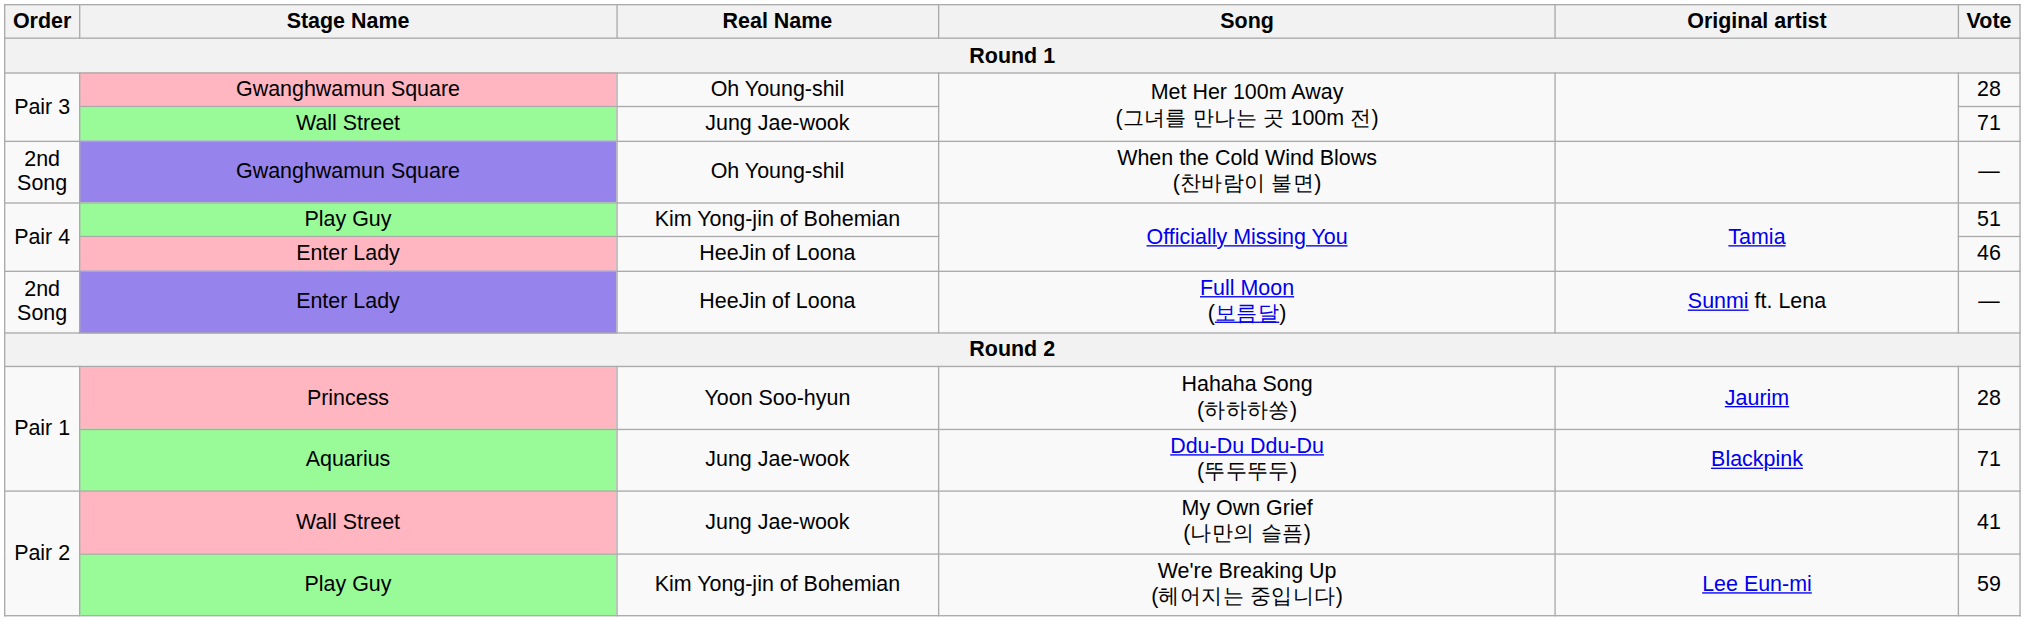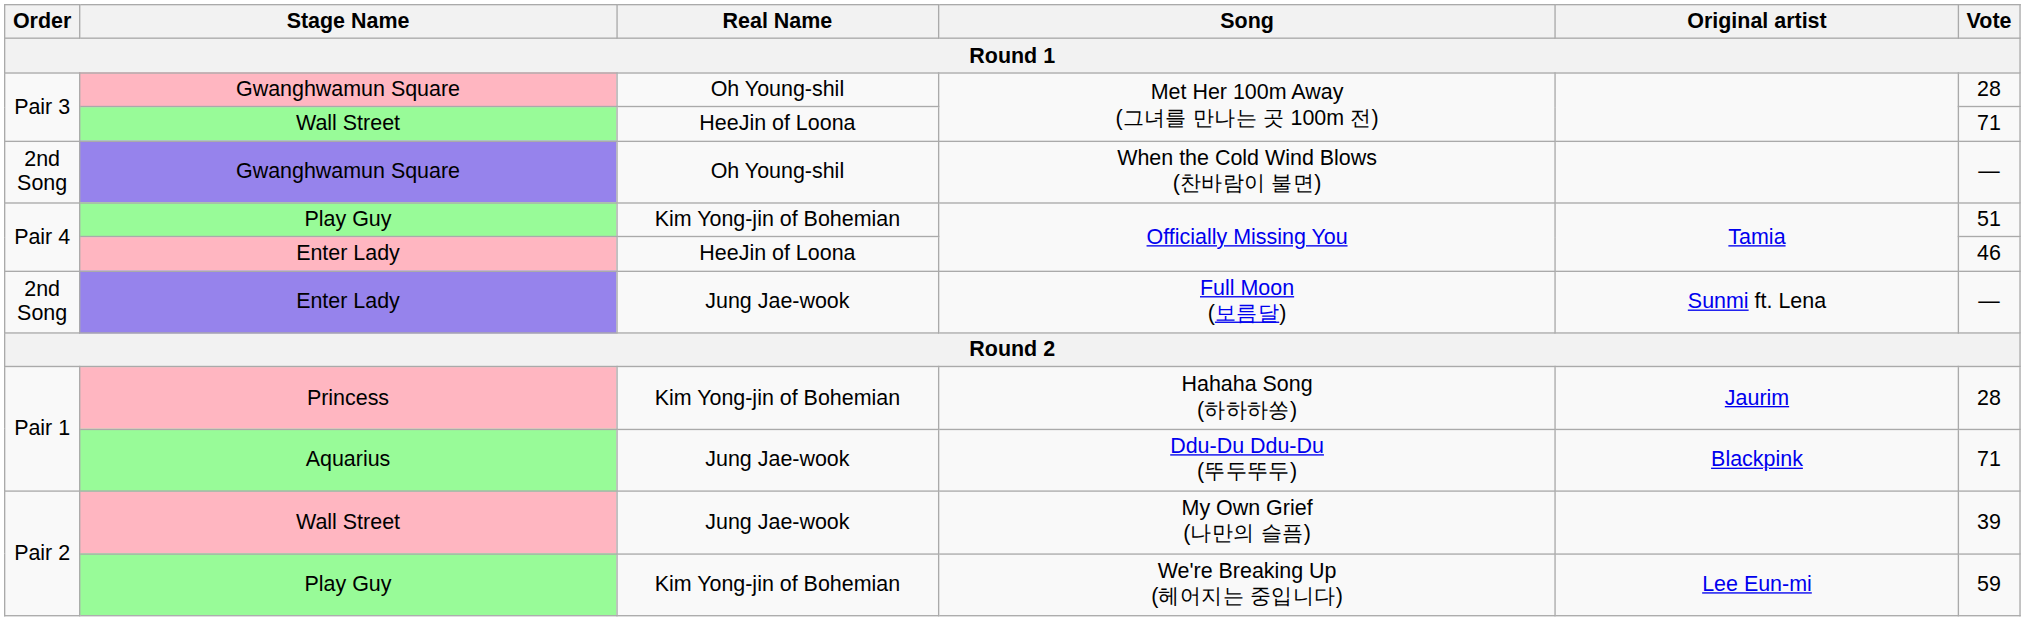(777, 123) Jung Jae-wook -> (777, 123) HeeJin of Loona
(777, 301) HeeJin of Loona -> (777, 301) Jung Jae-wook
(777, 397) Yoon Soo-hyun -> (777, 397) Kim Yong-jin of Bohemian
(1989, 522) 41 -> (1989, 522) 39
